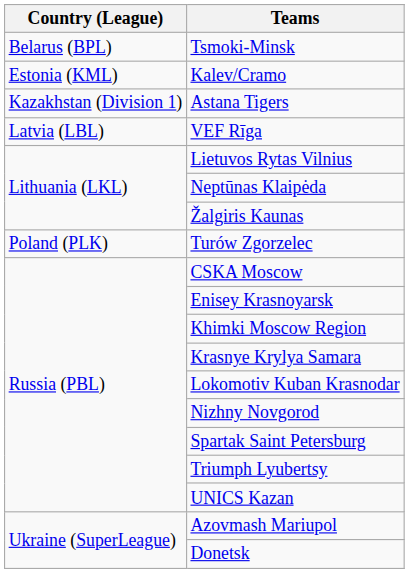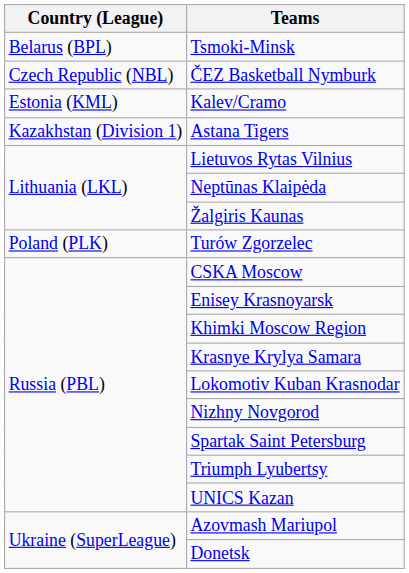+ row: (283, 74)
- row: (226, 131)
